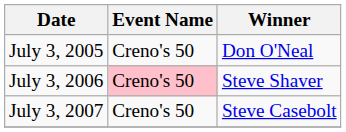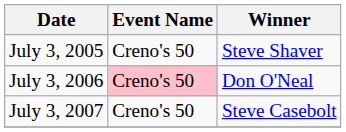(268, 50) Don O'Neal -> (272, 50) Steve Shaver
(272, 80) Steve Shaver -> (268, 80) Don O'Neal
